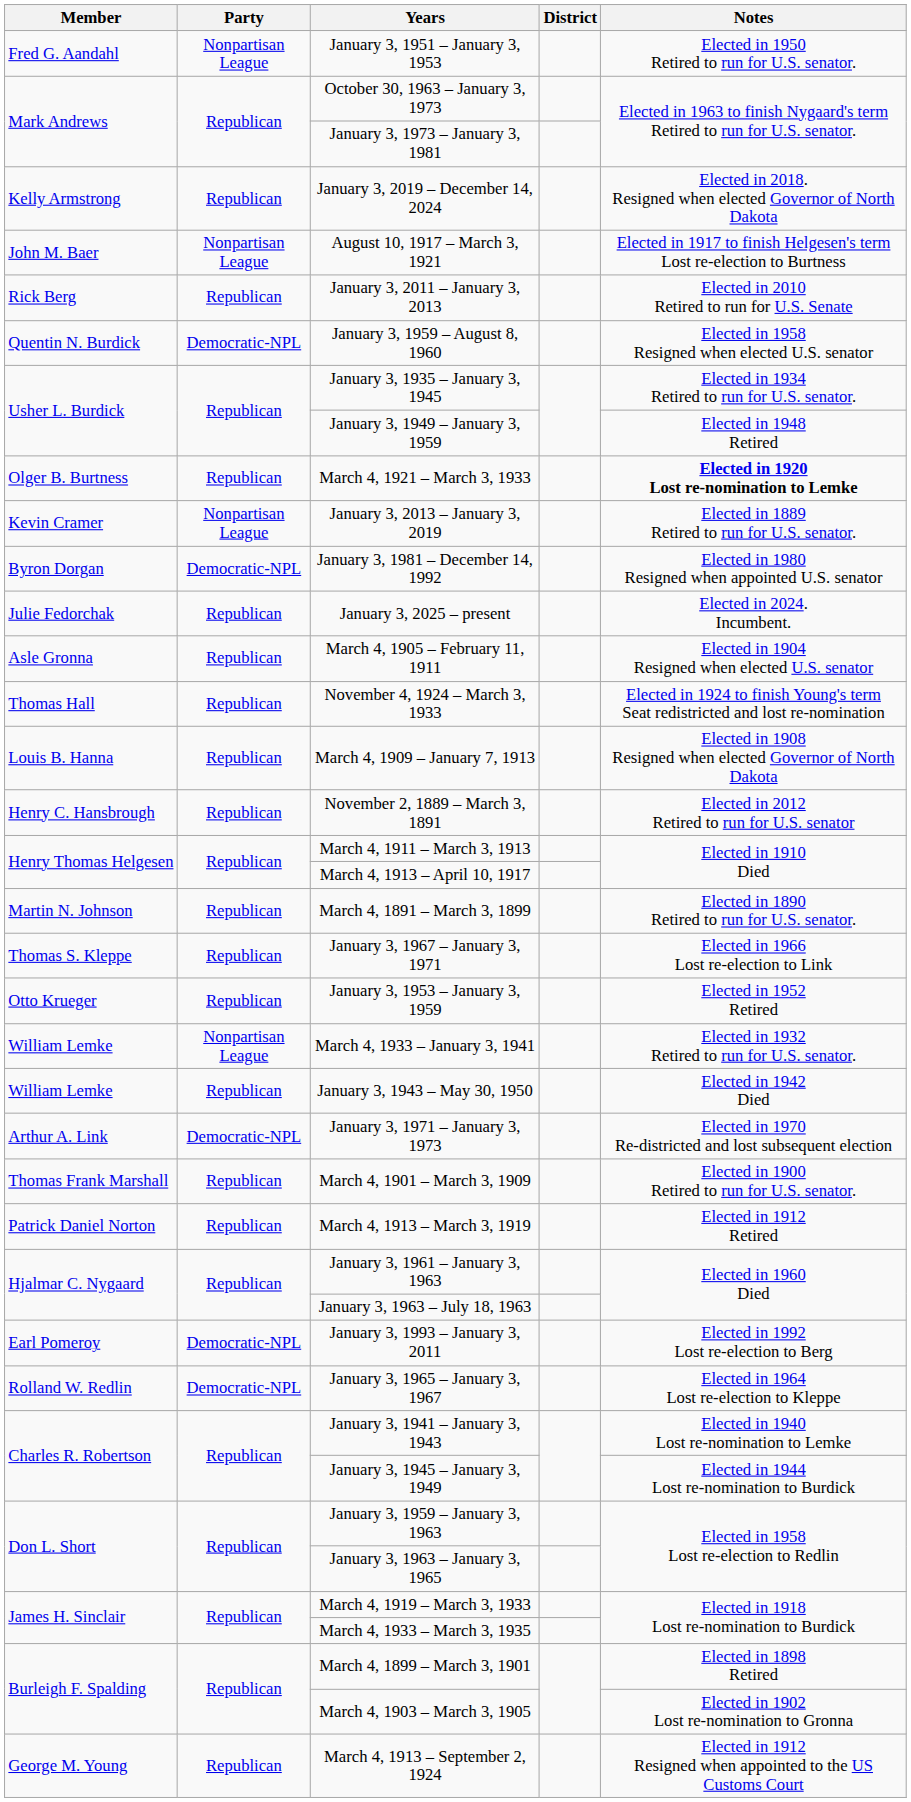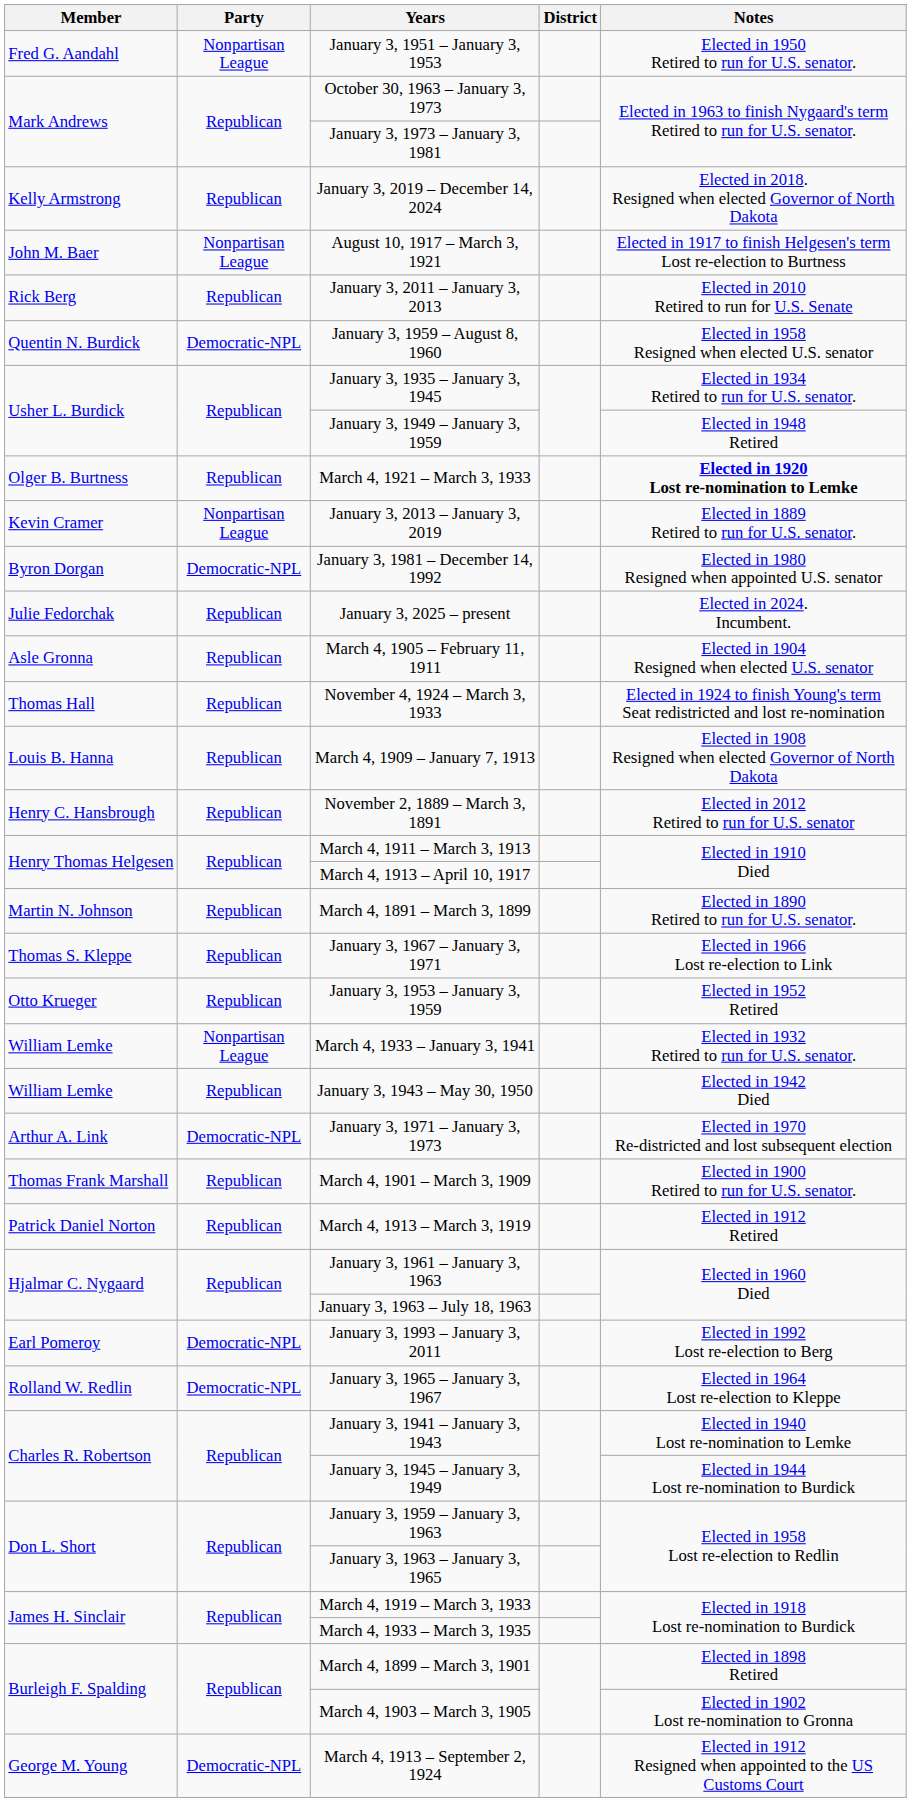(244, 1765) Republican -> (244, 1765) Democratic-NPL
